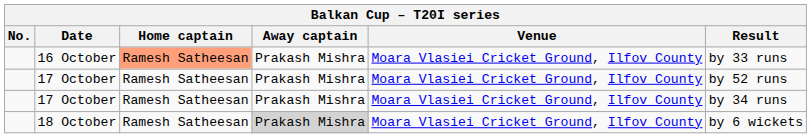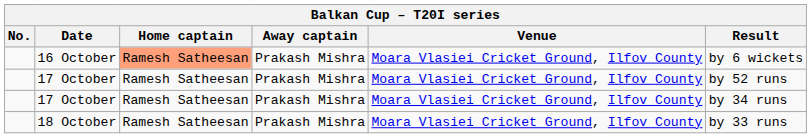(748, 58) by 33 runs -> (756, 58) by 6 wickets
(310, 122) lightgrey background -> (310, 122) no background
(756, 122) by 6 wickets -> (748, 122) by 33 runs
